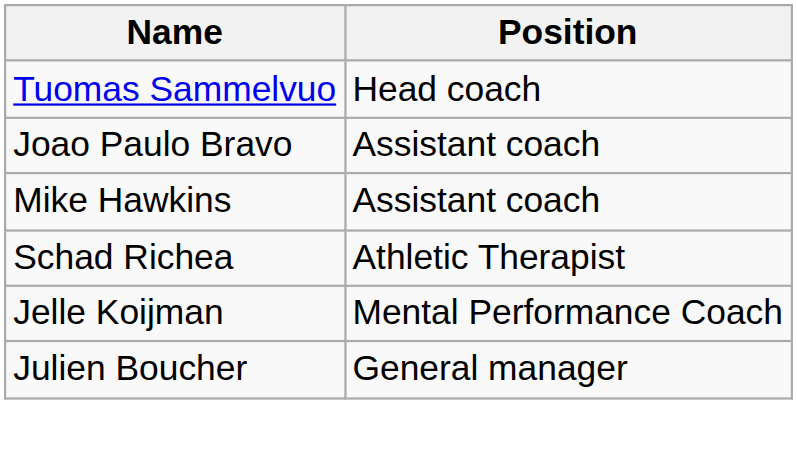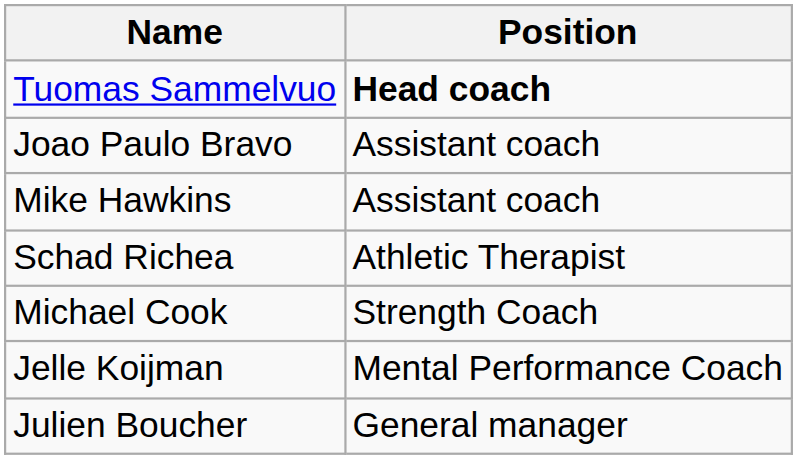(447, 88) normal -> (452, 88) bold
+ row: (120, 312)
